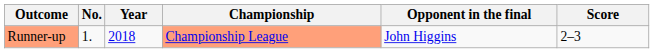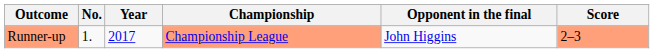(122, 36) 2018 -> (122, 36) 2017
(571, 36) no background -> (571, 36) lightsalmon background
